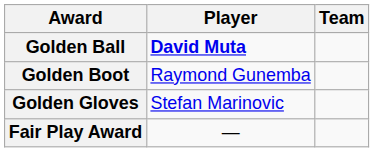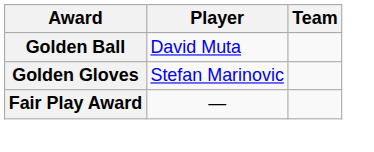(198, 47) bold -> (196, 47) normal
- row: (75, 75)
